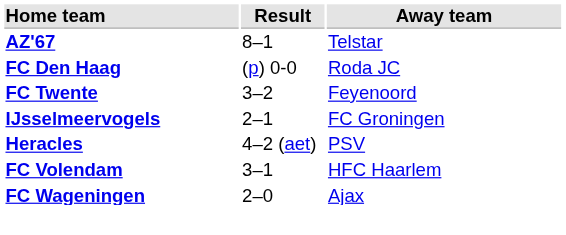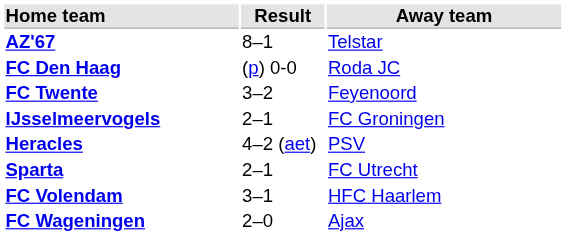+ row: (34, 170)
